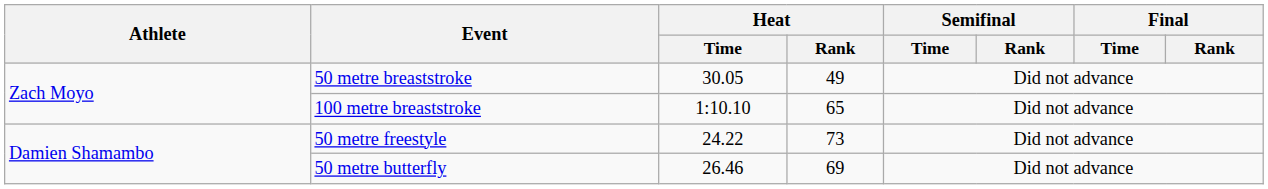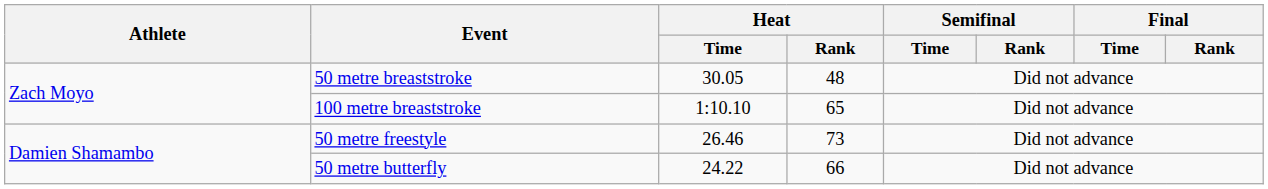(835, 78) 49 -> (835, 78) 48
(723, 138) 24.22 -> (723, 138) 26.46
(723, 169) 26.46 -> (723, 169) 24.22
(835, 169) 69 -> (835, 169) 66
